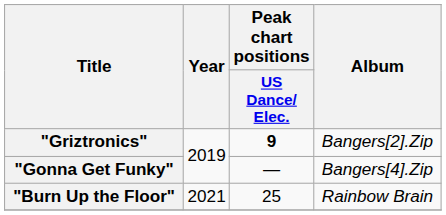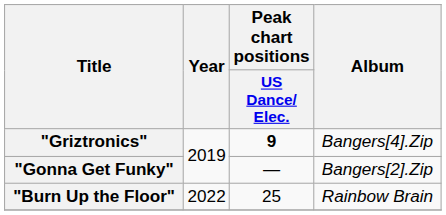(377, 142) Bangers[2].Zip -> (377, 142) Bangers[4].Zip
(377, 169) Bangers[4].Zip -> (377, 169) Bangers[2].Zip
(207, 196) 2021 -> (207, 196) 2022
